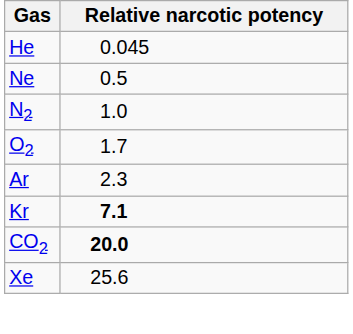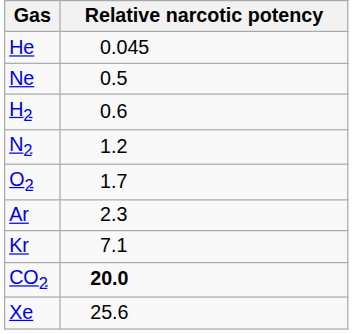+ row: (21, 112)
(114, 111) 1.0 -> (114, 146) 1.2
(114, 211) bold -> (114, 246) normal
